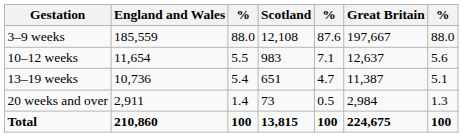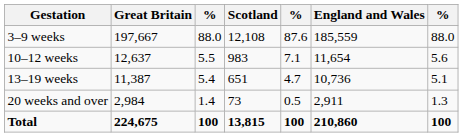columns swapped: (170, 15) <-> (386, 15)
